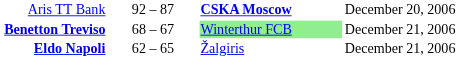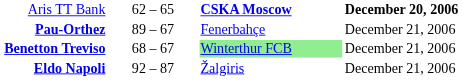(153, 10) 92 – 87 -> (153, 10) 62 – 65
(400, 10) normal -> (402, 10) bold
+ row: (70, 29)
(153, 48) 62 – 65 -> (153, 68) 92 – 87
